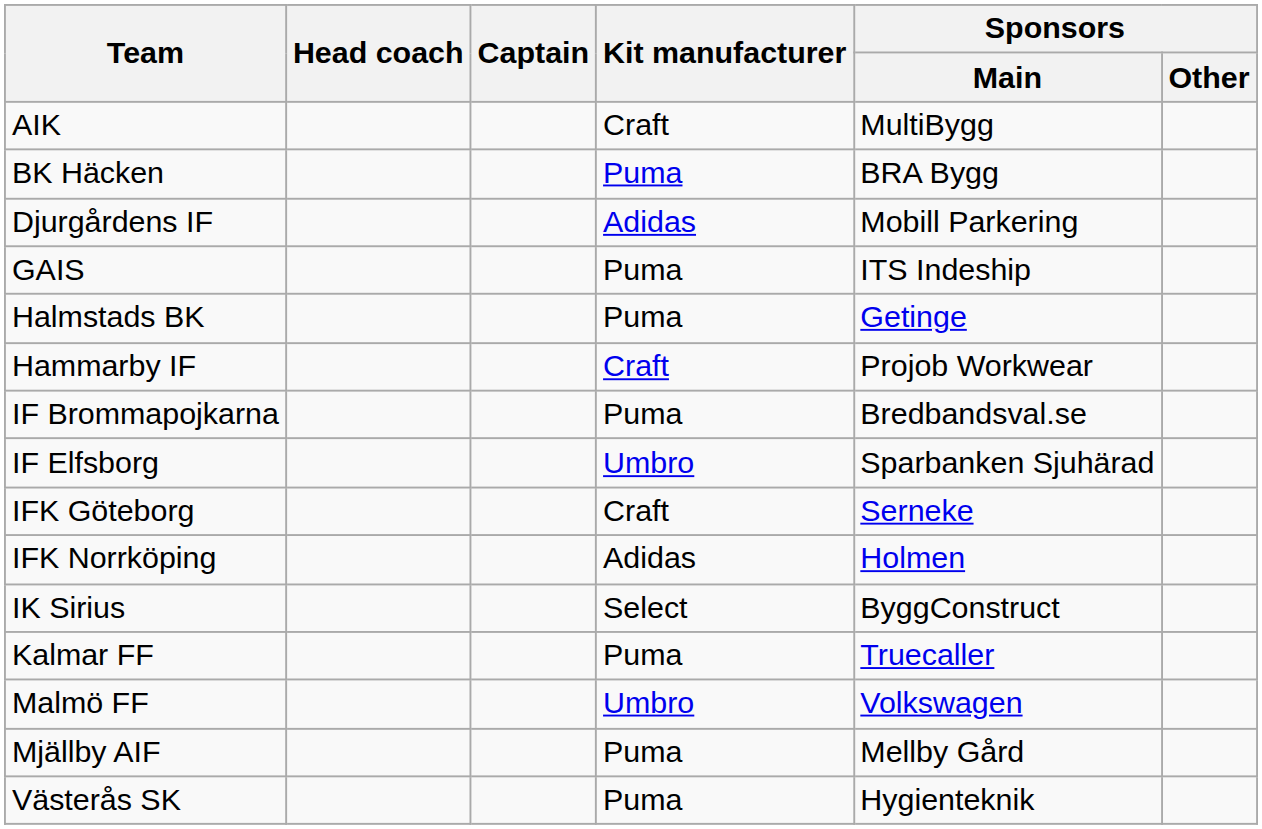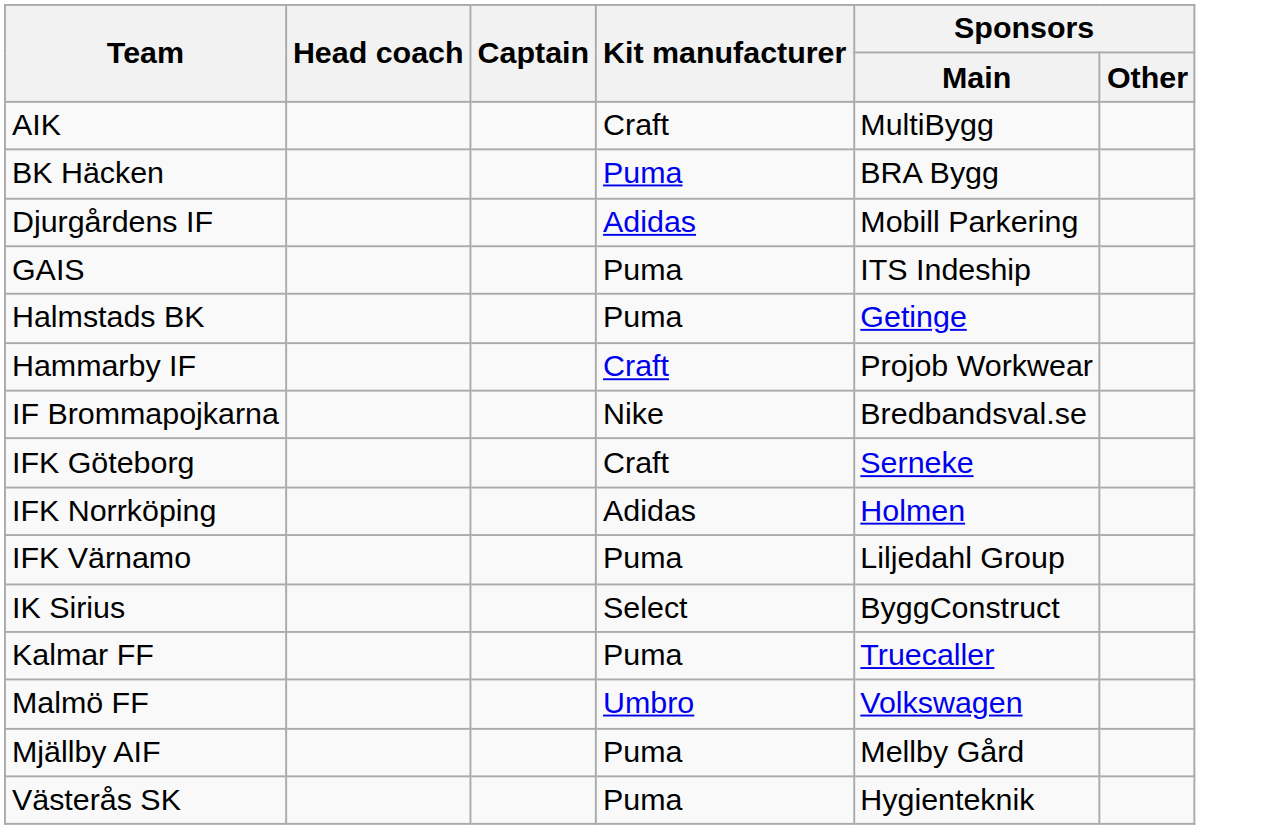(643, 414) Puma -> (633, 414) Nike
- row: (85, 462)
+ row: (102, 558)
